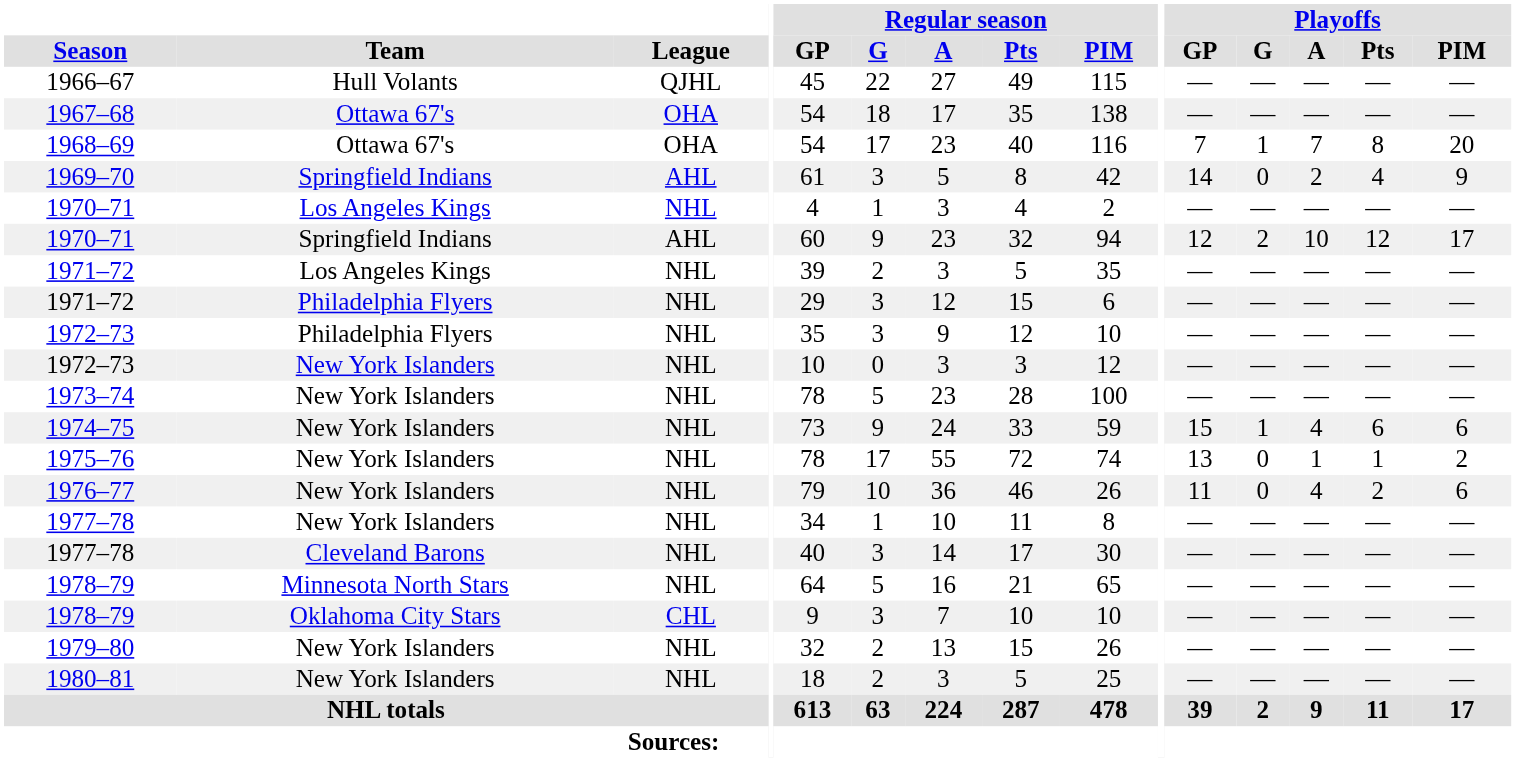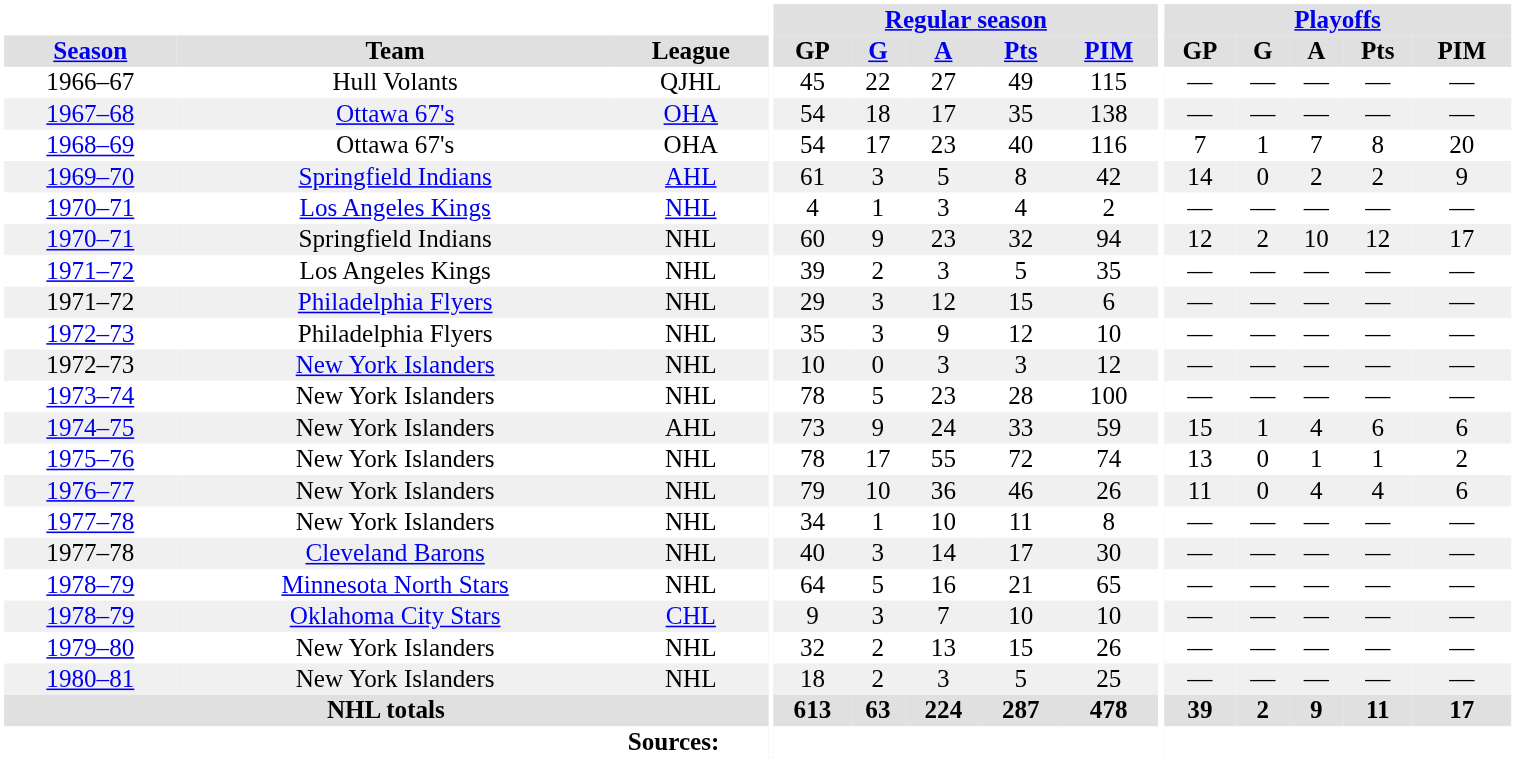(1378, 176) 4 -> (1378, 176) 2
(691, 239) AHL -> (691, 239) NHL
(691, 427) NHL -> (691, 427) AHL
(1378, 490) 2 -> (1378, 490) 4
